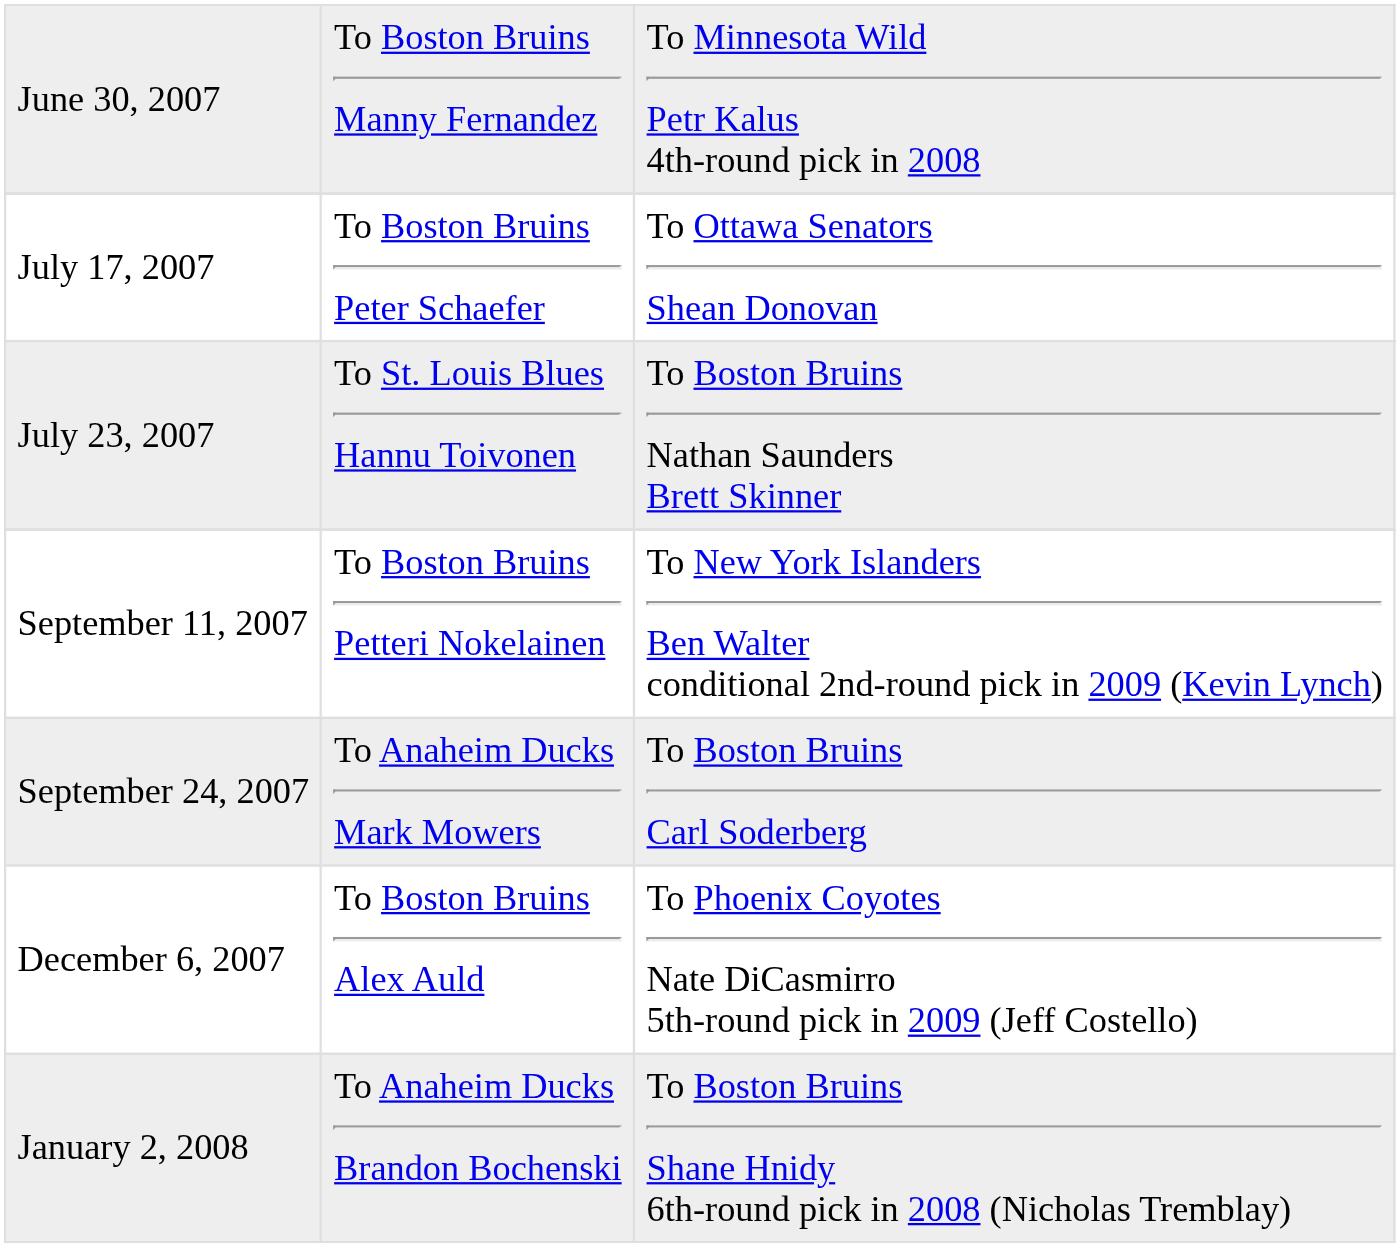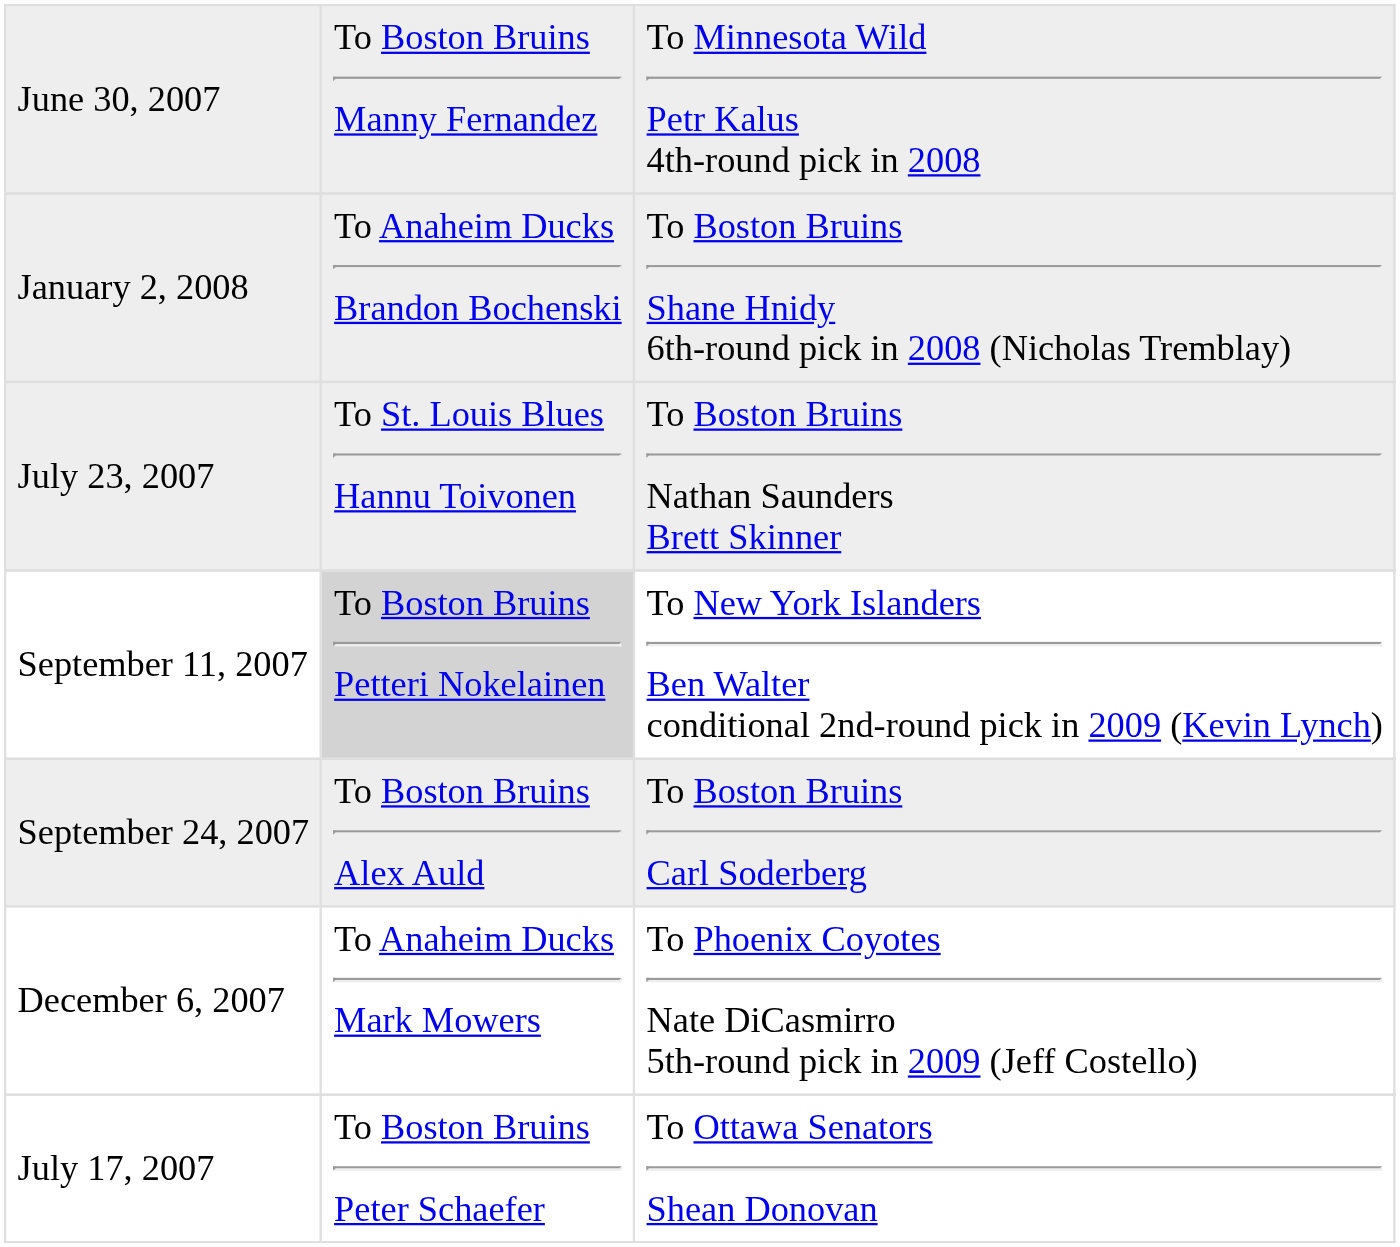rows swapped: (116, 266) <-> (133, 1147)
(478, 602) no background -> (478, 643) lightgrey background
(478, 791) To Anaheim Ducks Mark Mowers -> (478, 831) To Boston Bruins Alex Auld
(478, 938) To Boston Bruins Alex Auld -> (478, 979) To Anaheim Ducks Mark Mowers
